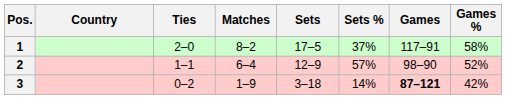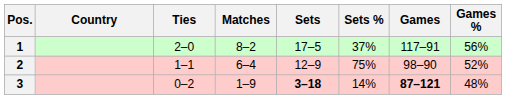(476, 46) 58% -> (476, 46) 56%
(364, 65) 57% -> (364, 65) 75%
(308, 84) normal -> (308, 84) bold
(476, 84) 42% -> (476, 84) 48%
